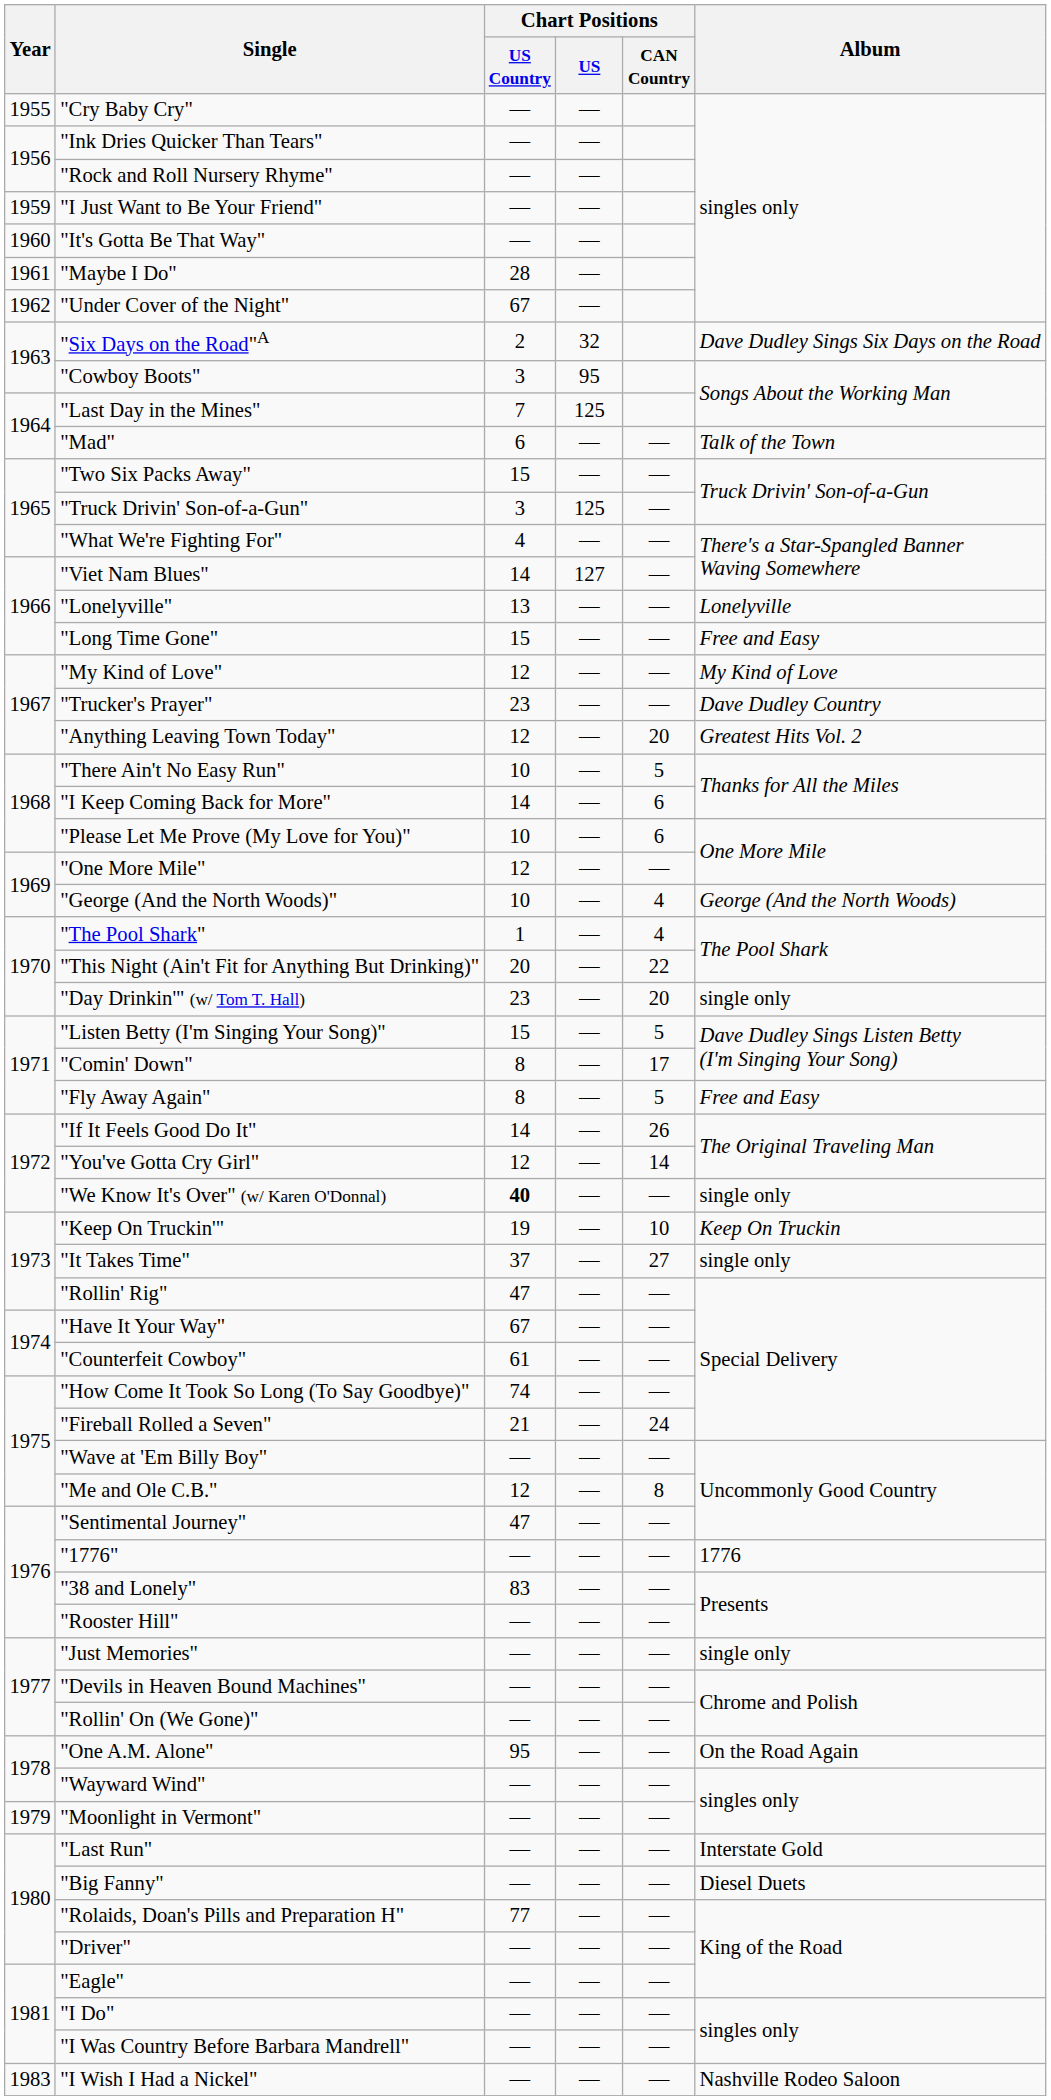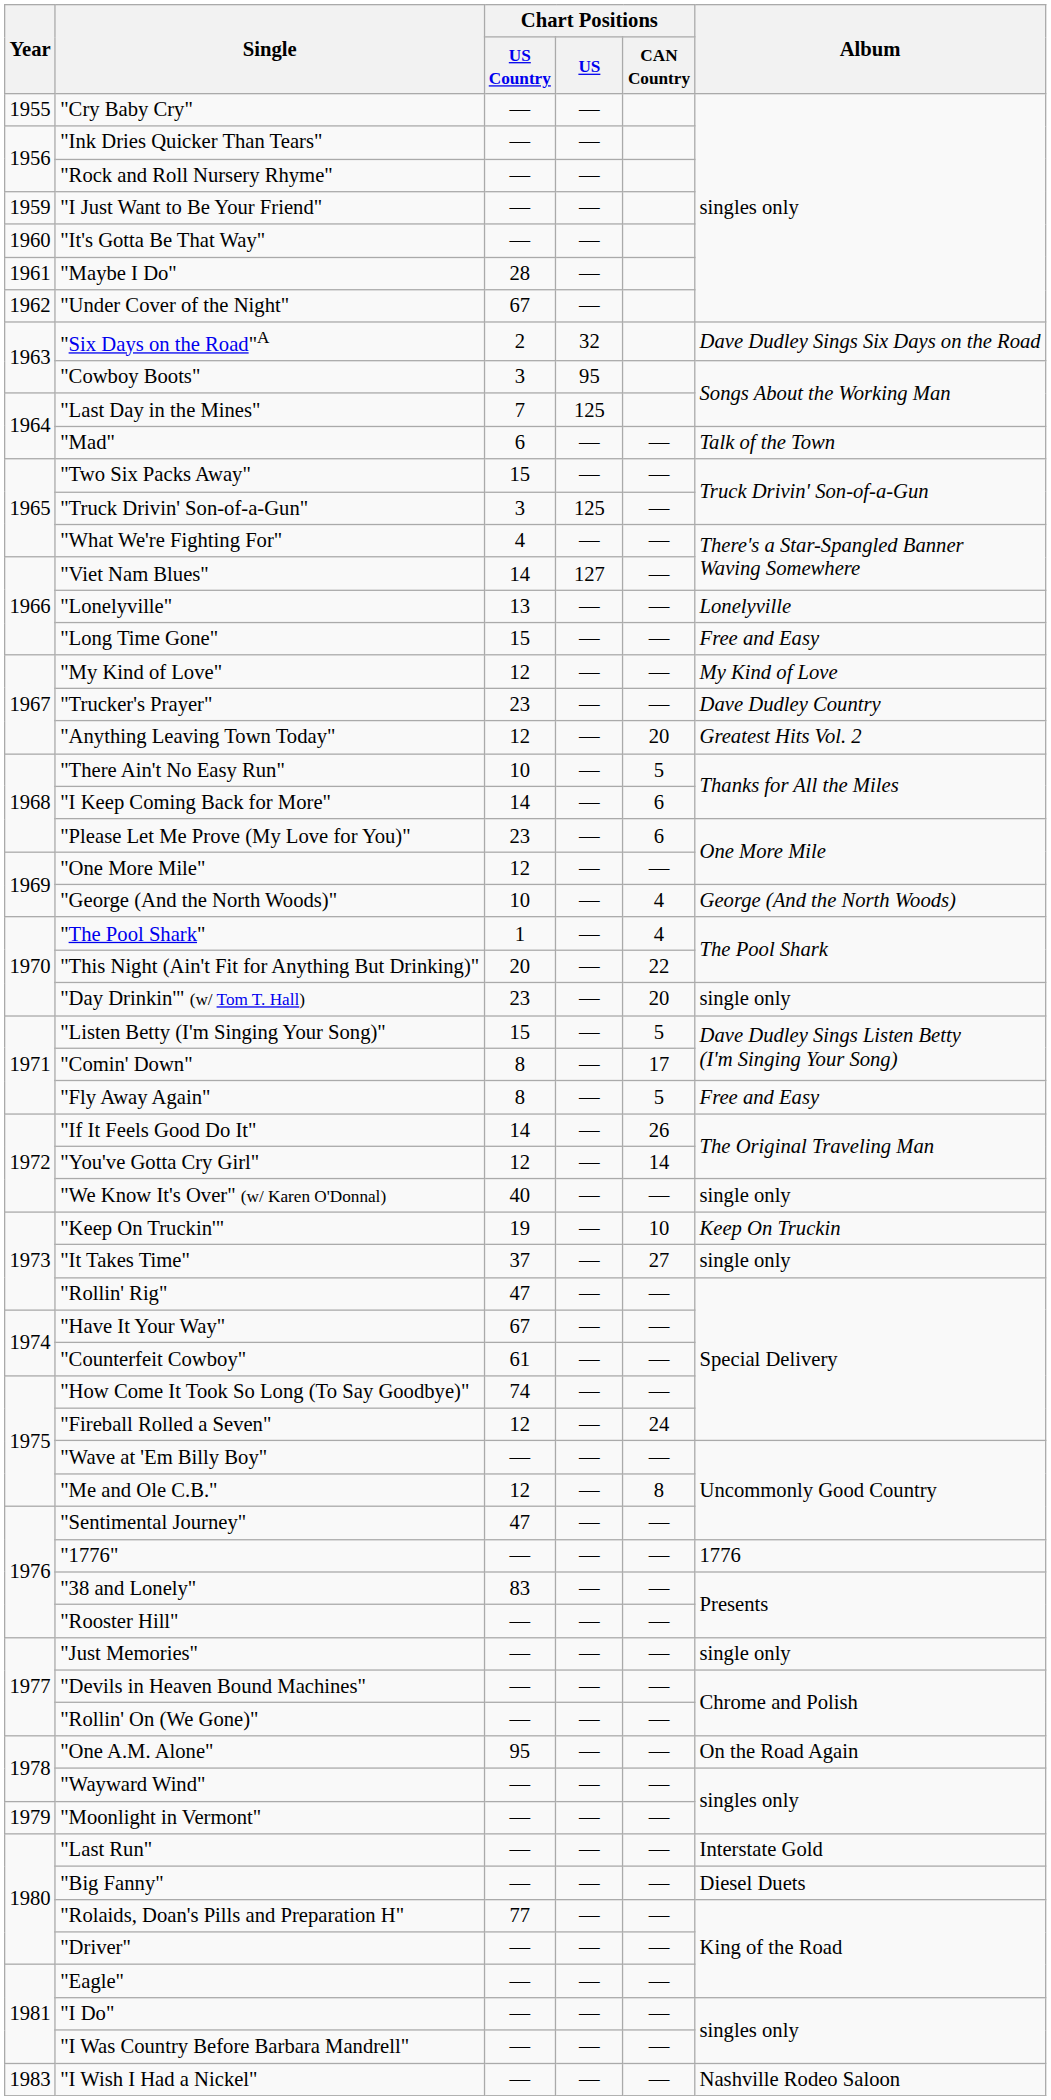(520, 835) 10 -> (520, 835) 23
(520, 1195) bold -> (520, 1195) normal
(520, 1424) 21 -> (520, 1424) 12
